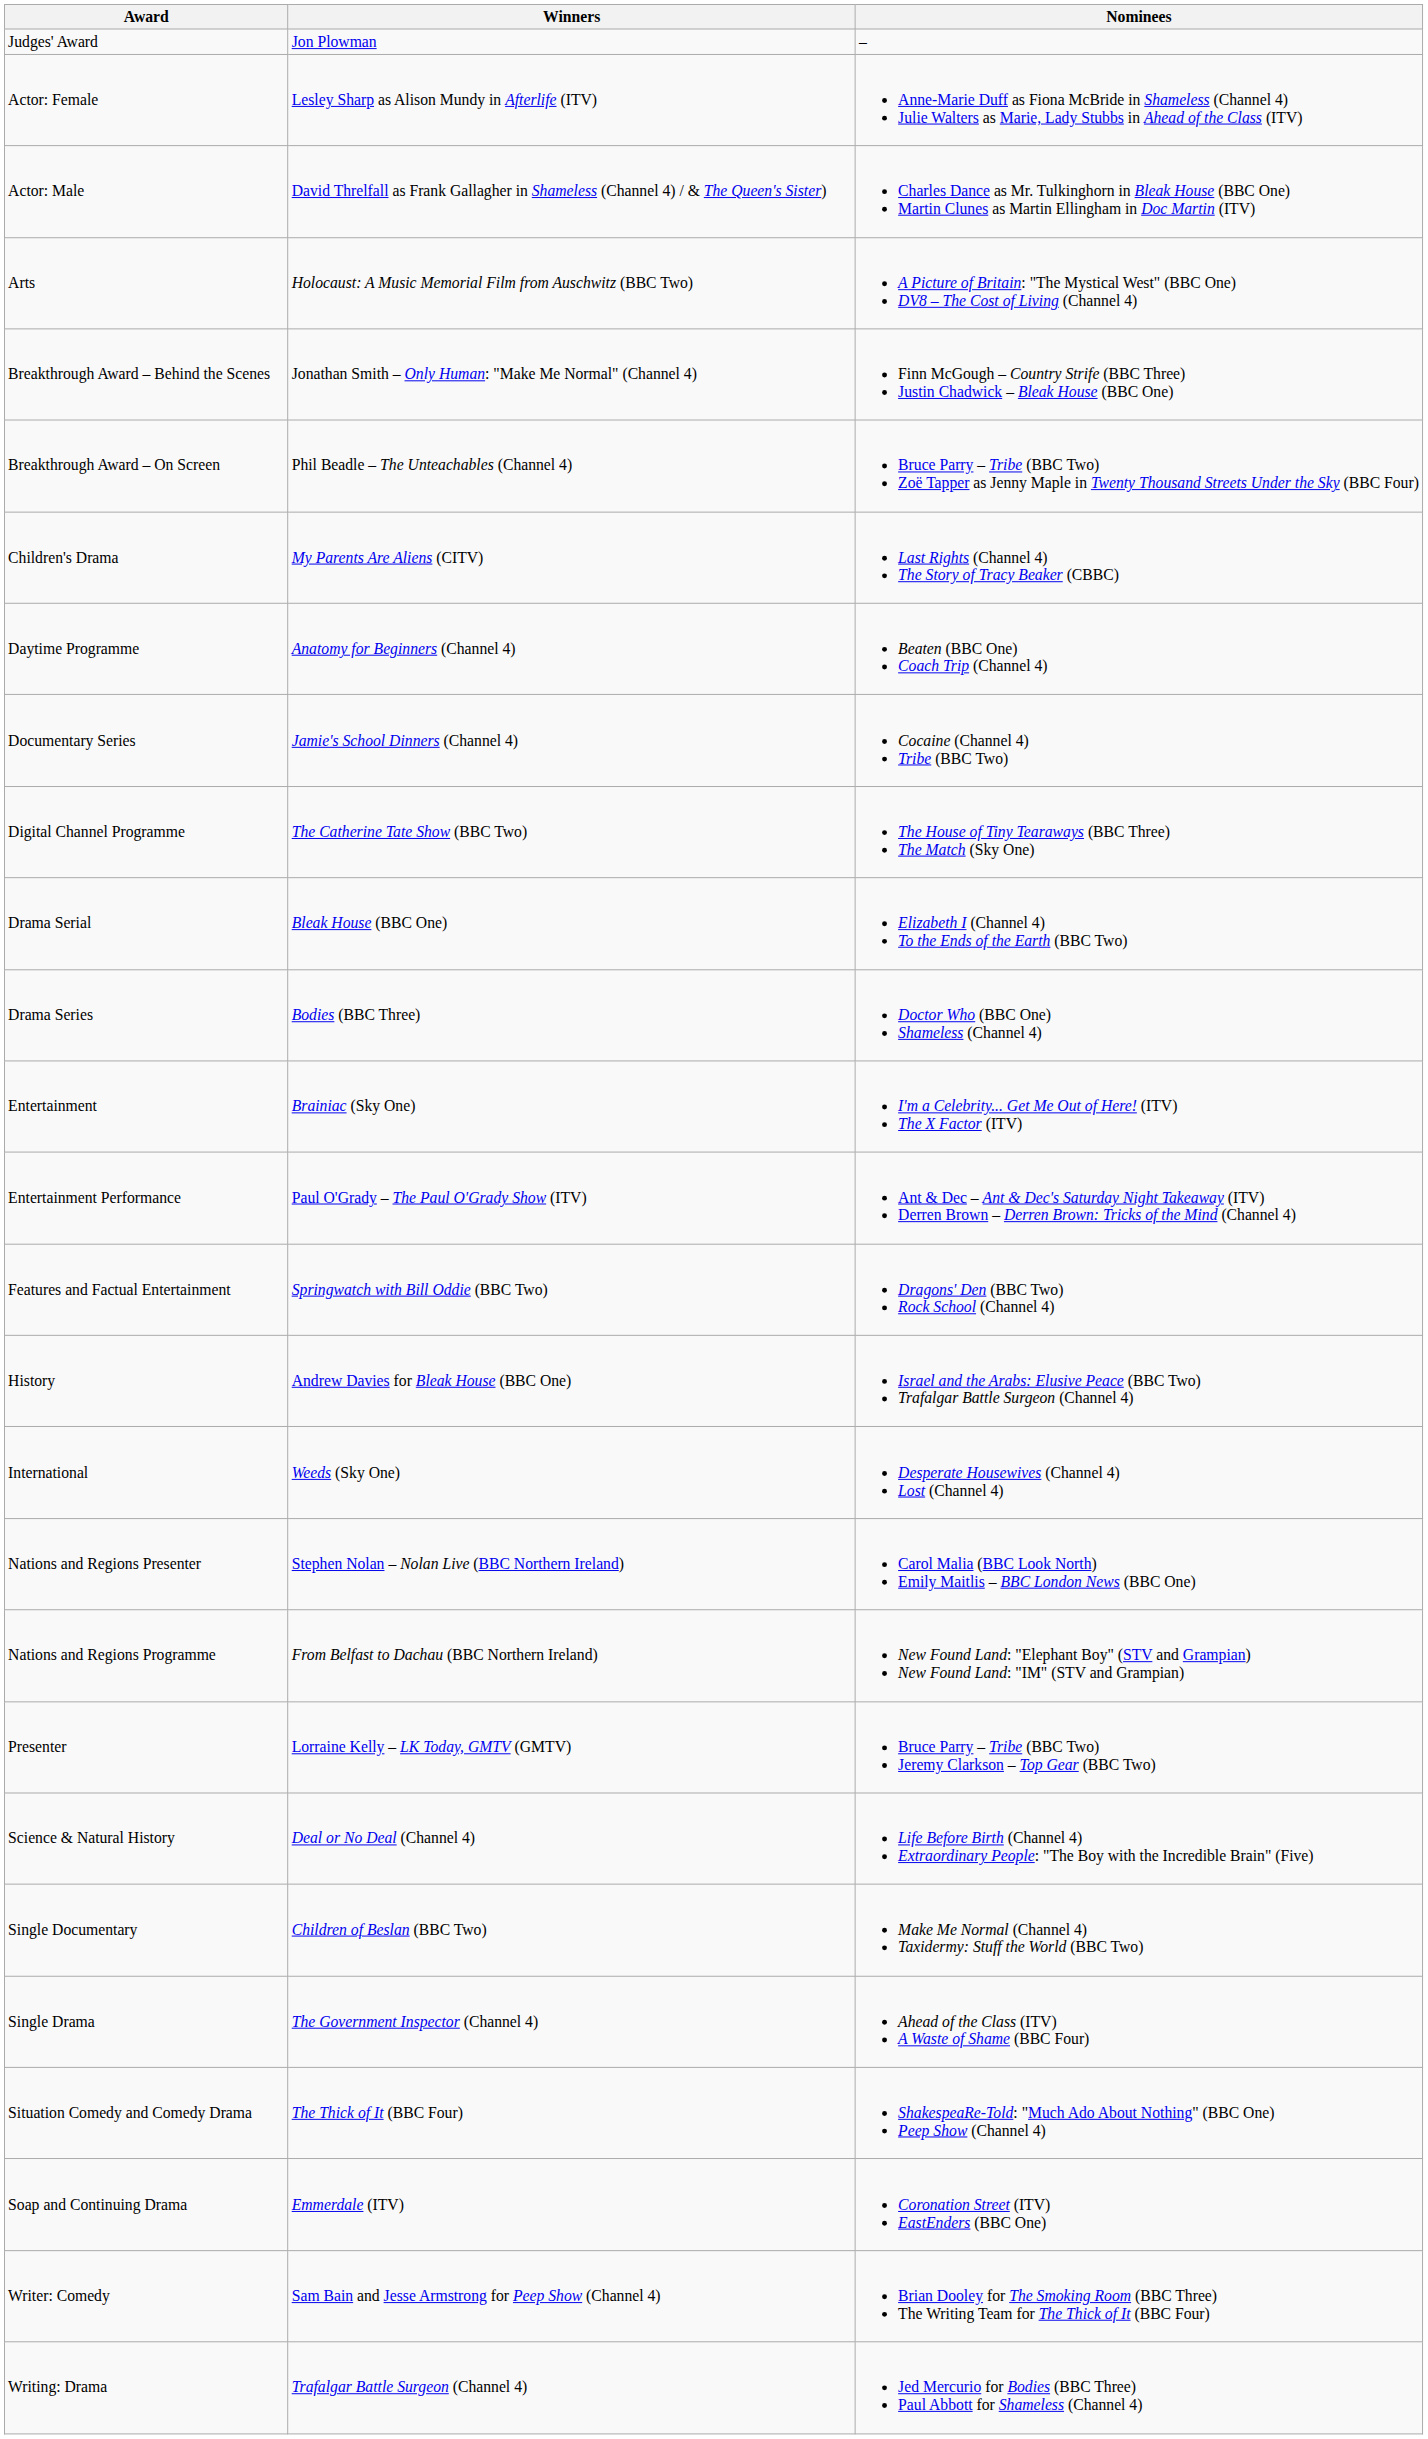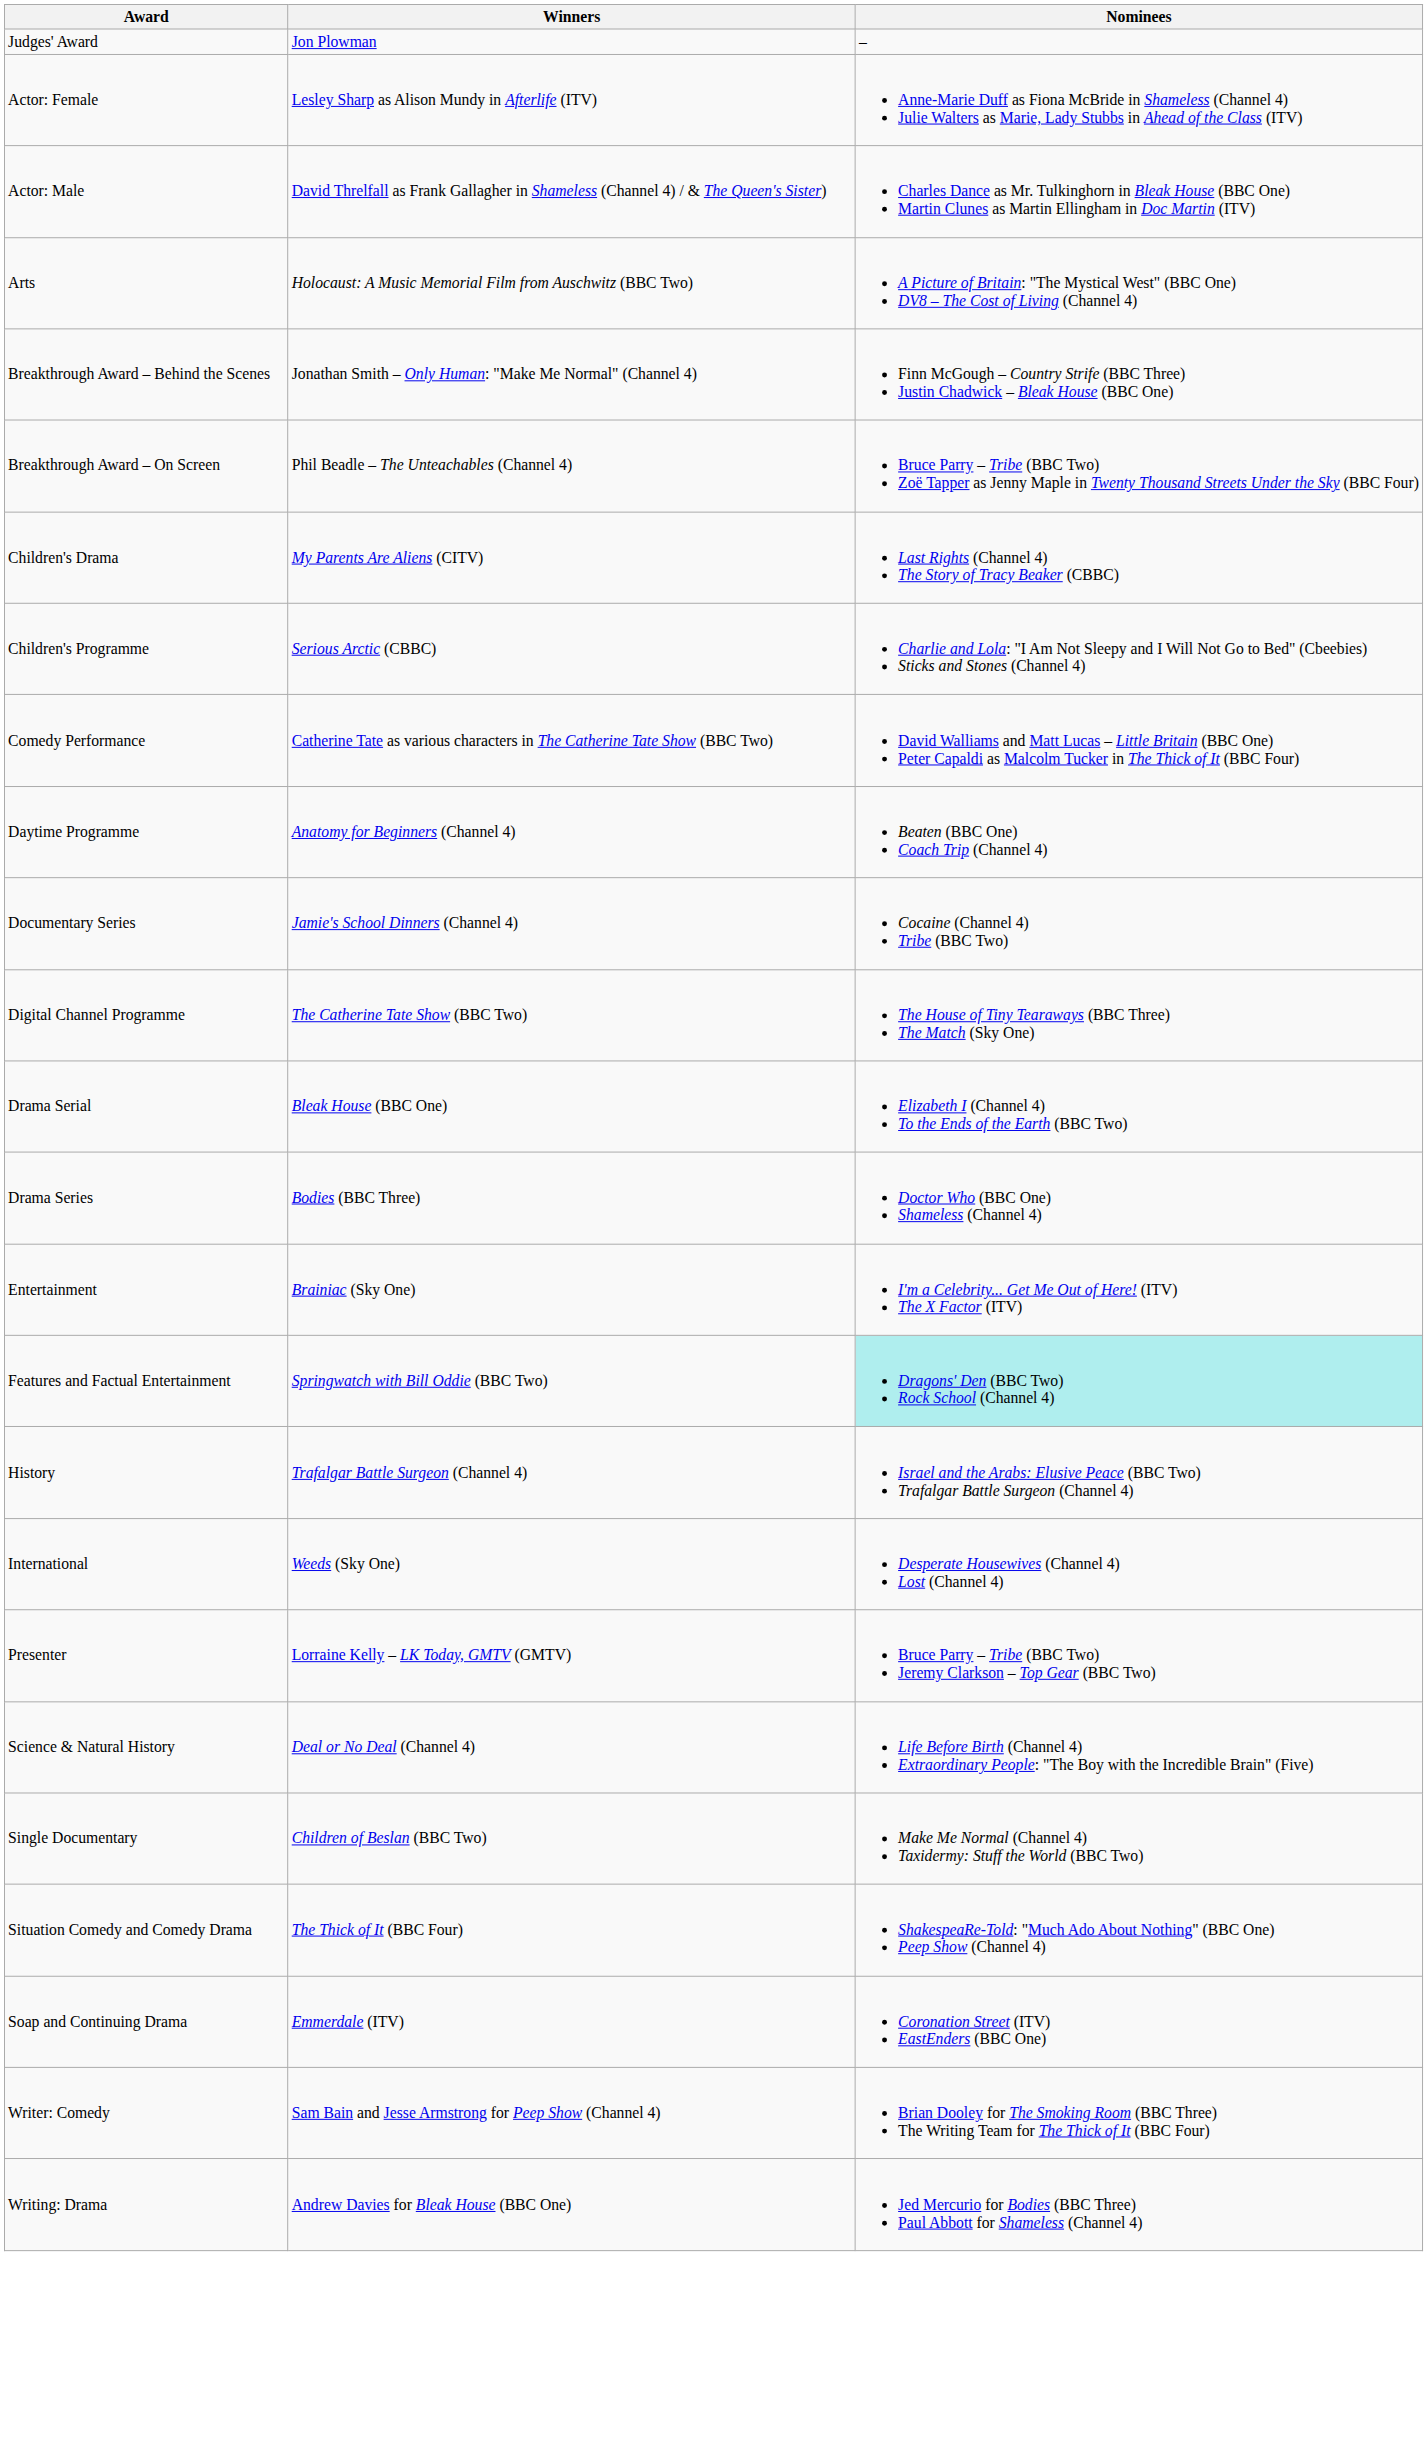+ row: (79, 649)
+ row: (77, 740)
- row: (95, 1198)
(1139, 1298) no background -> (1139, 1390) paleturquoise background
(431, 1381) Andrew Davies for Bleak House (BBC One) -> (409, 1472) Trafalgar Battle Surgeon (Channel 4)
- row: (105, 1564)
- row: (112, 1655)
- row: (51, 2021)
(409, 2387) Trafalgar Battle Surgeon (Channel 4) -> (431, 2204) Andrew Davies for Bleak House (BBC One)
